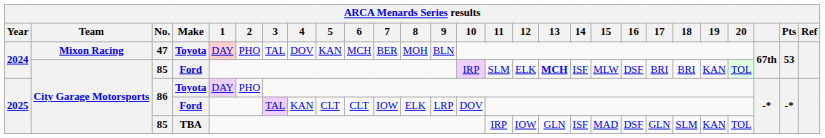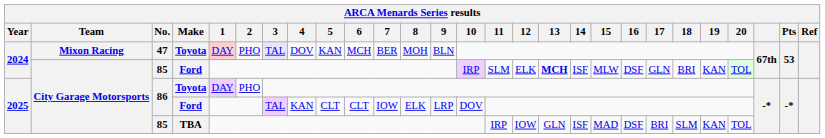(275, 50) no background -> (275, 50) lavender background
(659, 69) BRI -> (659, 69) GLN
(659, 124) GLN -> (659, 124) BRI
